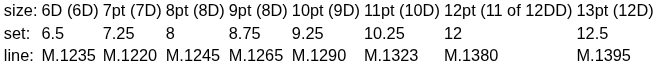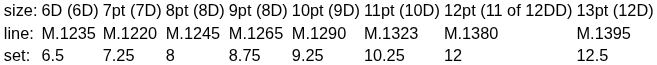rows swapped: (17, 33) <-> (19, 56)
